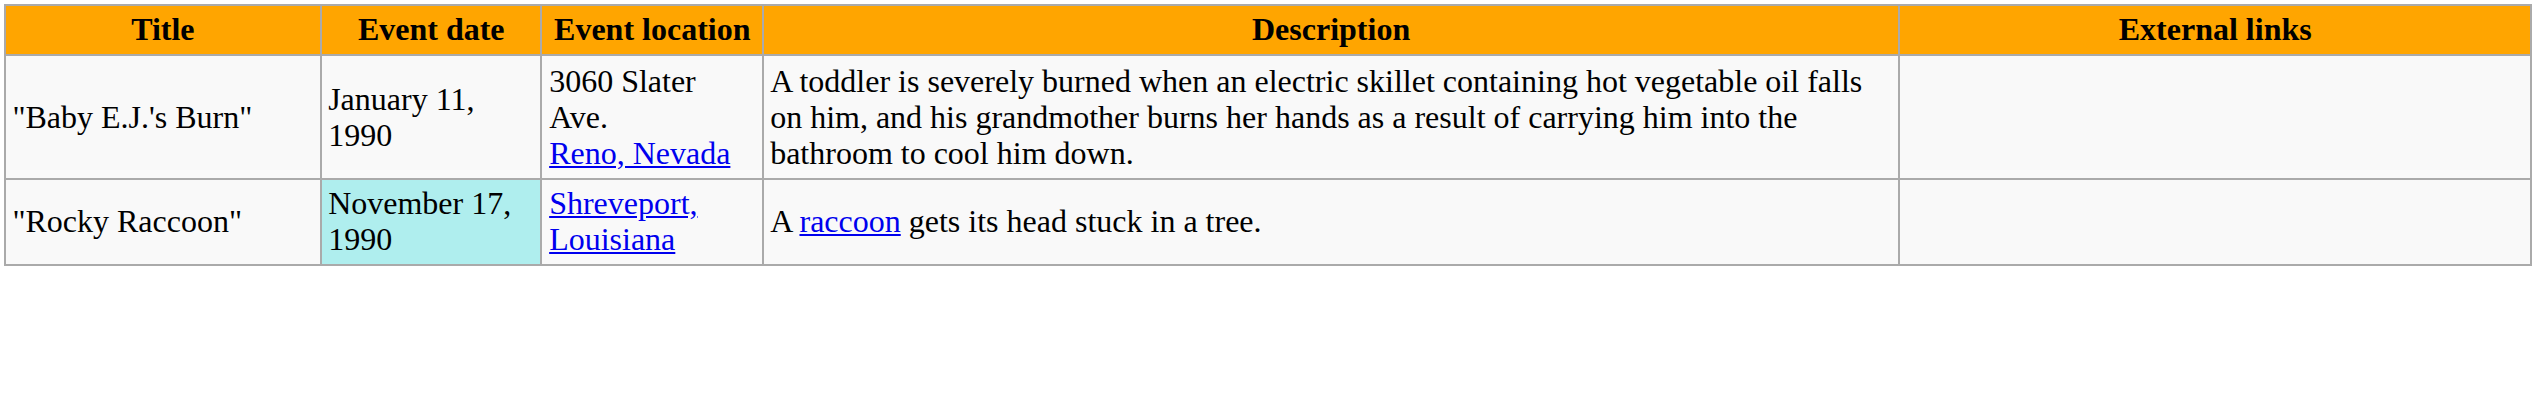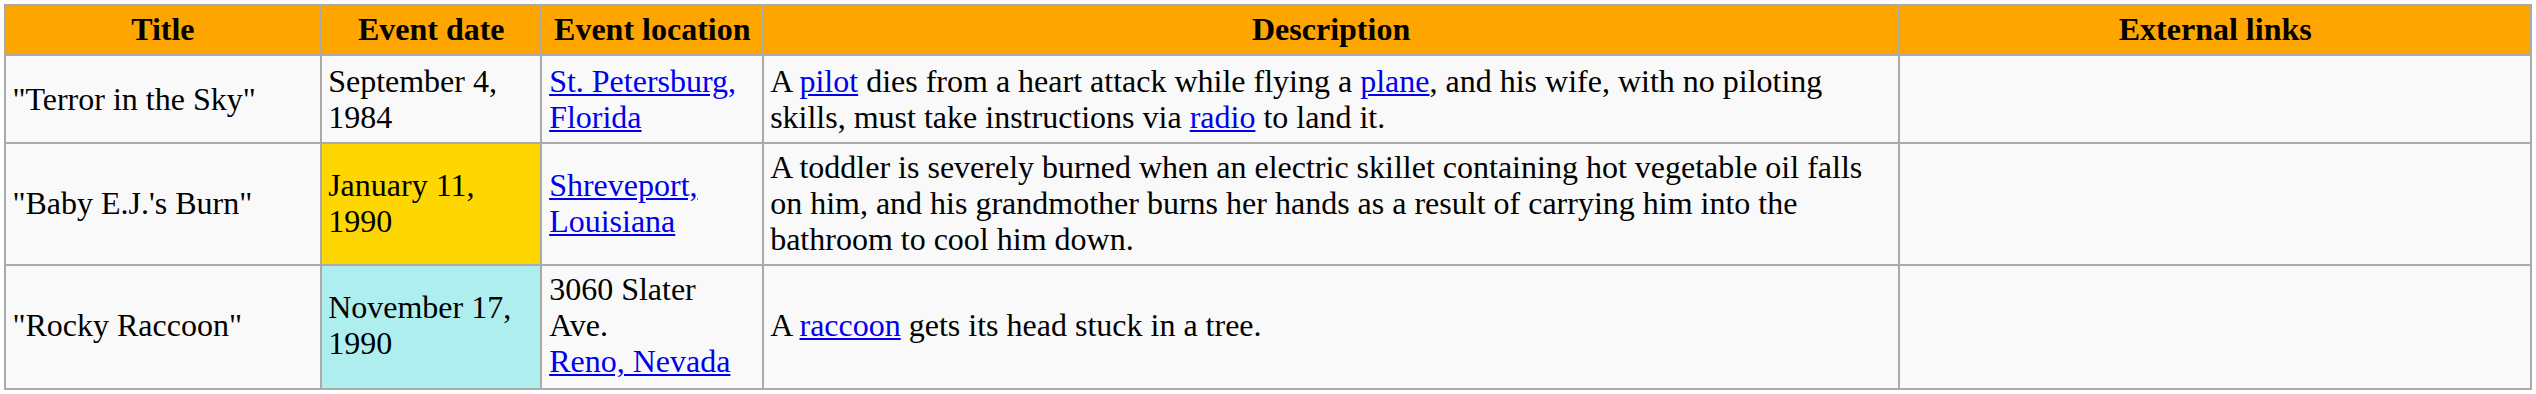+ row: (134, 98)
(401, 116) no background -> (401, 203) gold background
(640, 116) 3060 Slater Ave. Reno, Nevada -> (623, 203) Shreveport, Louisiana
(623, 221) Shreveport, Louisiana -> (640, 326) 3060 Slater Ave. Reno, Nevada
